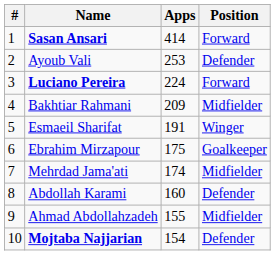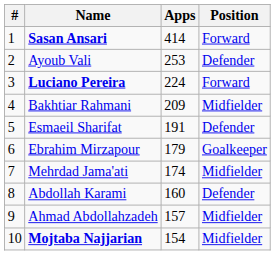(223, 127) Winger -> (228, 127) Defender
(175, 149) 175 -> (175, 149) 179
(175, 216) 155 -> (175, 216) 157
(228, 238) Defender -> (232, 238) Midfielder
